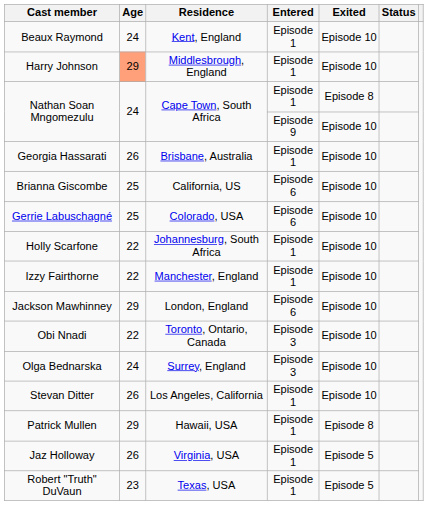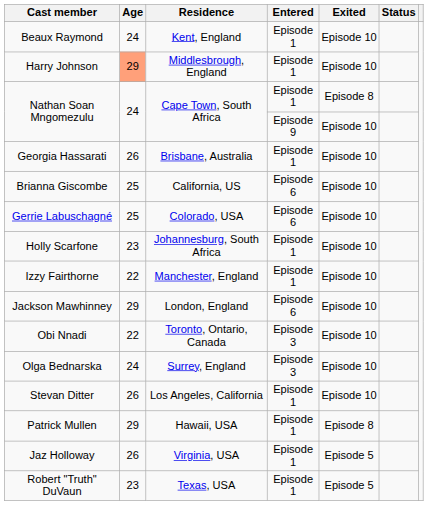(133, 246) 22 -> (133, 246) 23
